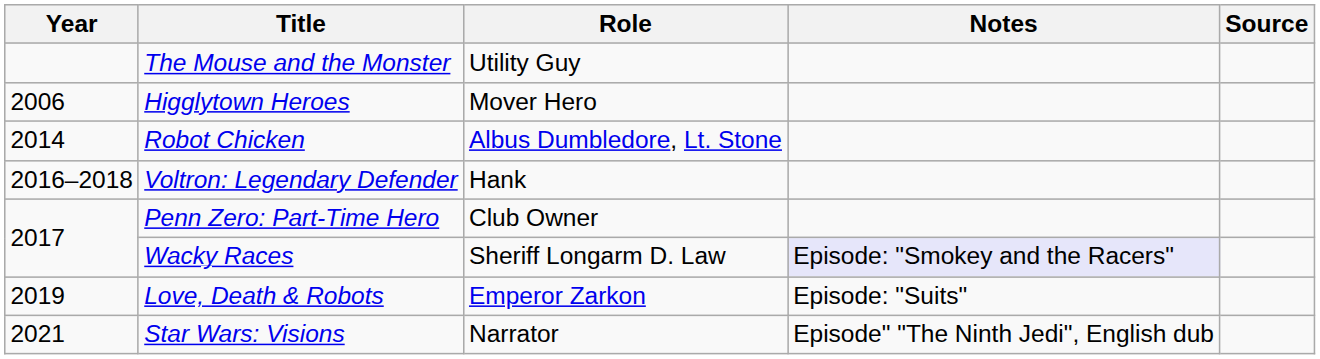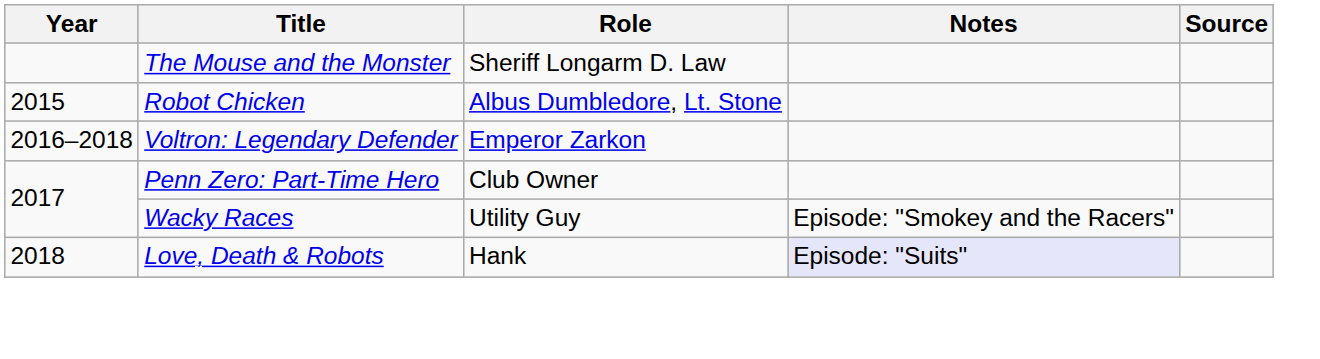(525, 62) Utility Guy -> (597, 62) Sheriff Longarm D. Law
- row: (247, 101)
(38, 140) 2014 -> (38, 101) 2015
(498, 179) Hank -> (557, 140) Emperor Zarkon
(597, 256) Sheriff Longarm D. Law -> (525, 218) Utility Guy
(984, 256) lavender background -> (984, 218) no background
(38, 295) 2019 -> (38, 256) 2018
(557, 295) Emperor Zarkon -> (498, 256) Hank
(880, 295) no background -> (880, 256) lavender background
- row: (244, 334)
